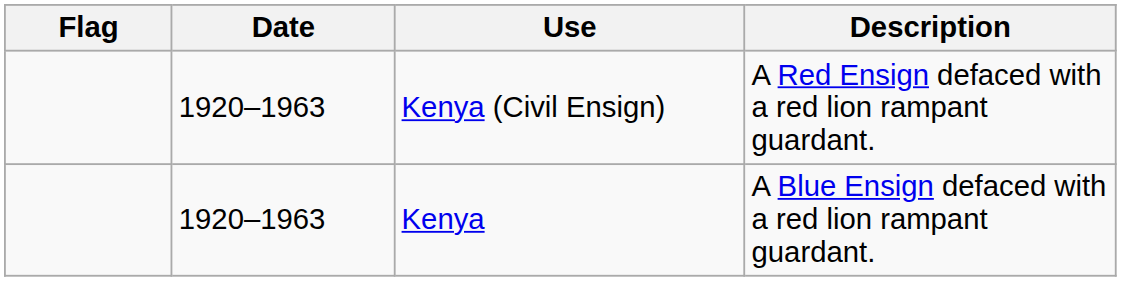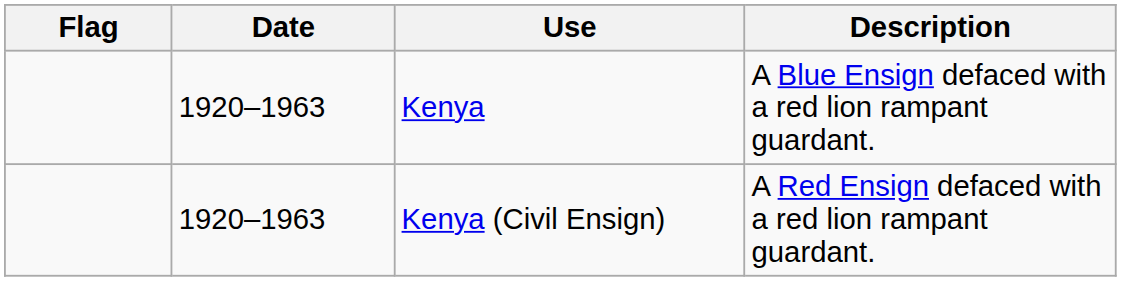rows swapped: (443, 219) <-> (533, 107)
